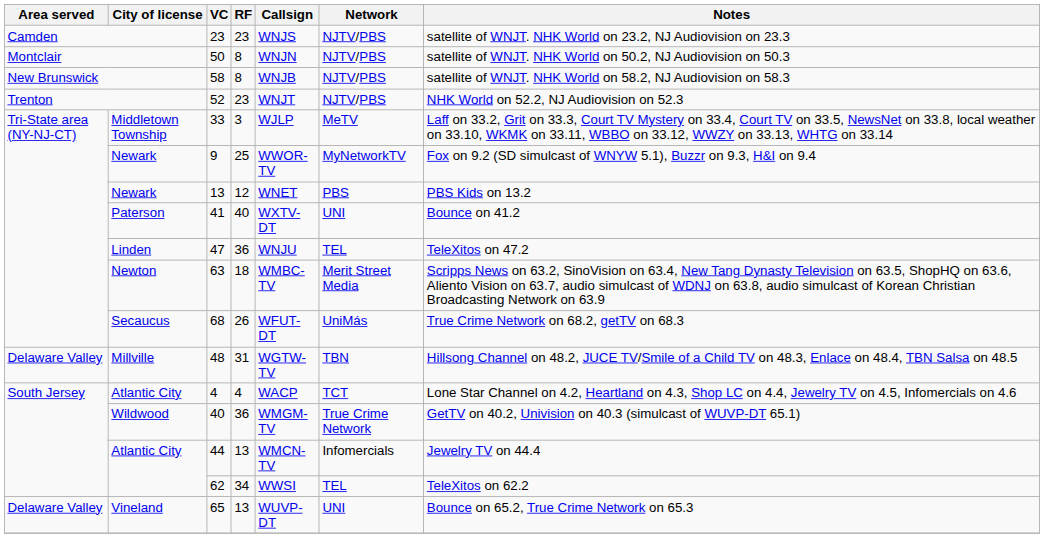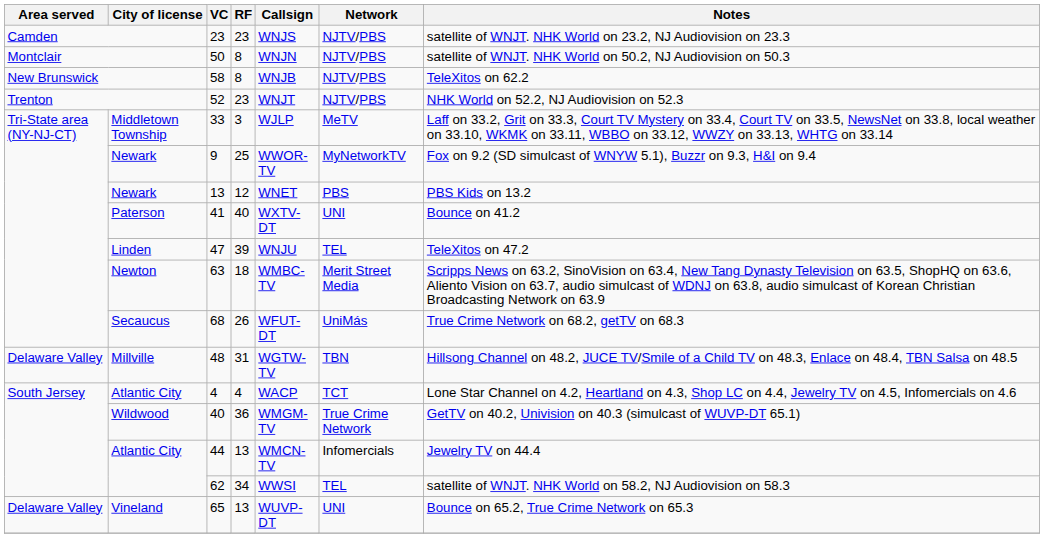(608, 78) satellite of WNJT. NHK World on 58.2, NJ Audiovision on 58.3 -> (478, 78) TeleXitos on 62.2
(242, 249) 36 -> (242, 249) 39
(478, 486) TeleXitos on 62.2 -> (608, 486) satellite of WNJT. NHK World on 58.2, NJ Audiovision on 58.3
